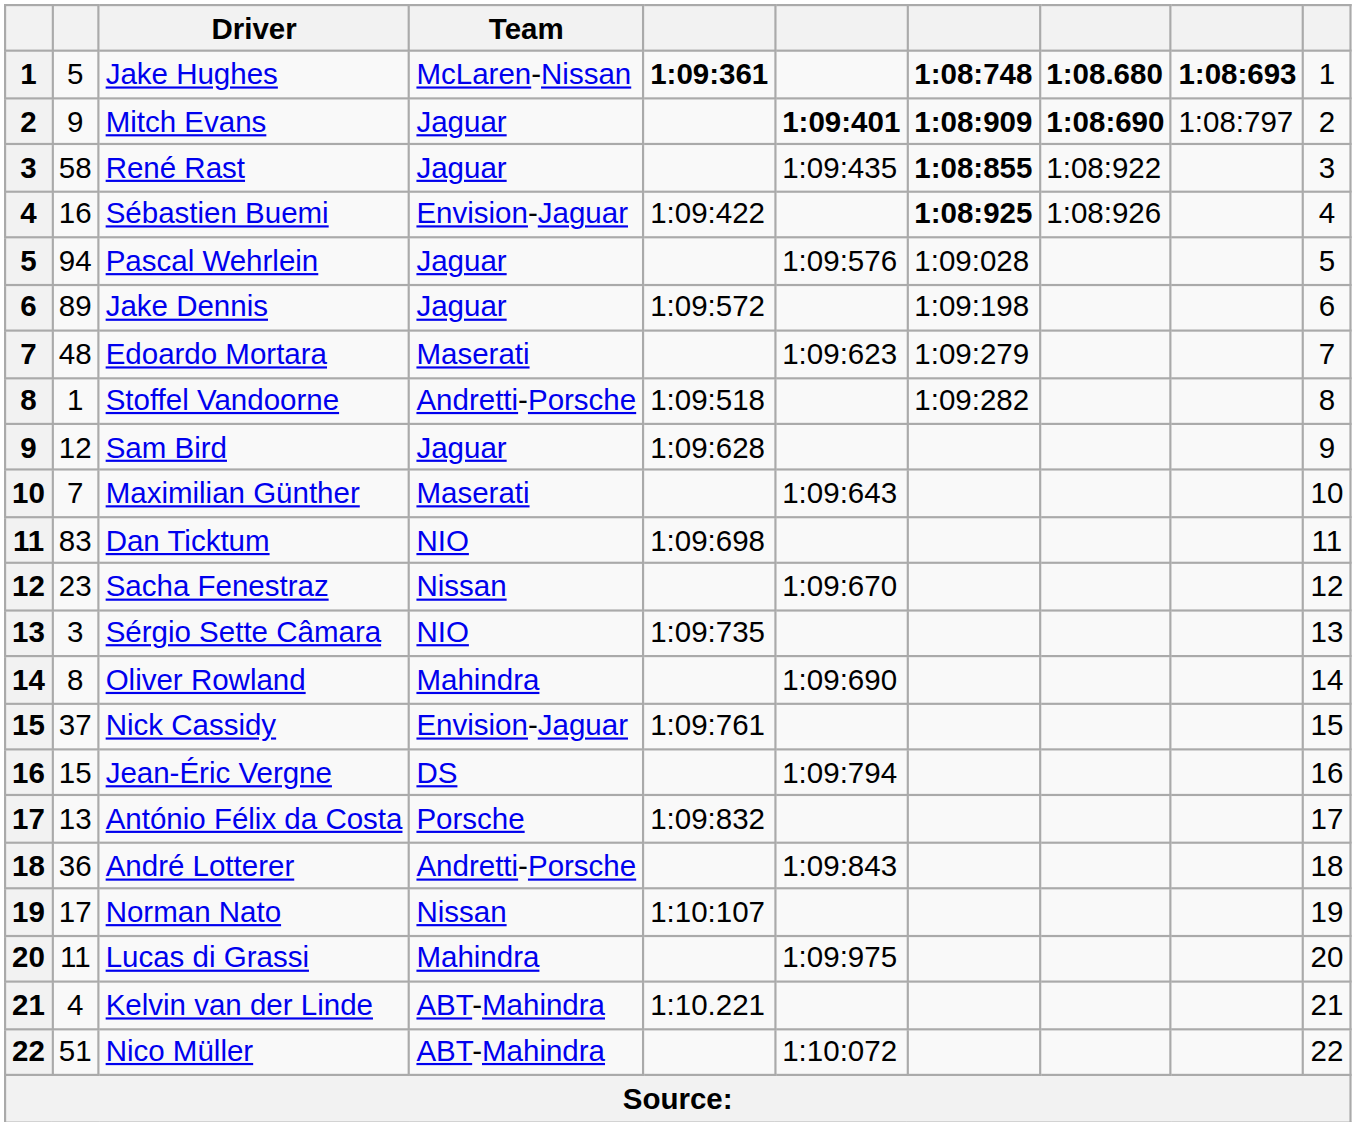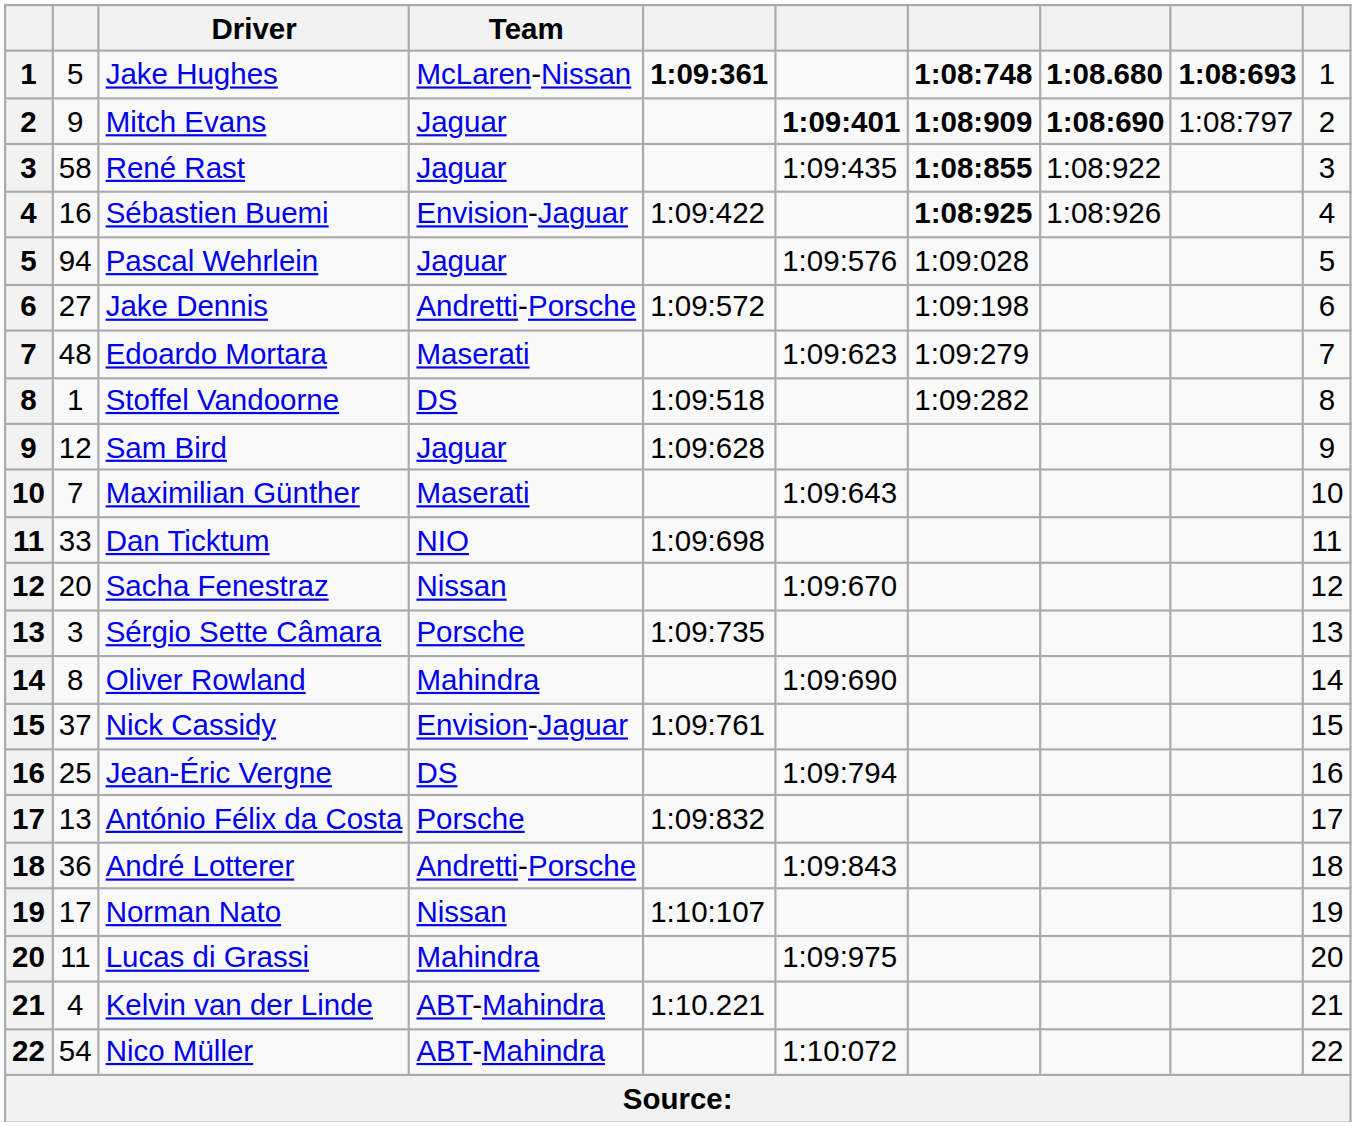(75, 307) 89 -> (75, 307) 27
(462, 307) Jaguar -> (526, 307) Andretti-Porsche
(526, 400) Andretti-Porsche -> (437, 400) DS
(75, 540) 83 -> (75, 540) 33
(75, 586) 23 -> (75, 586) 20
(443, 633) NIO -> (471, 633) Porsche
(75, 772) 15 -> (75, 772) 25
(75, 1051) 51 -> (75, 1051) 54
